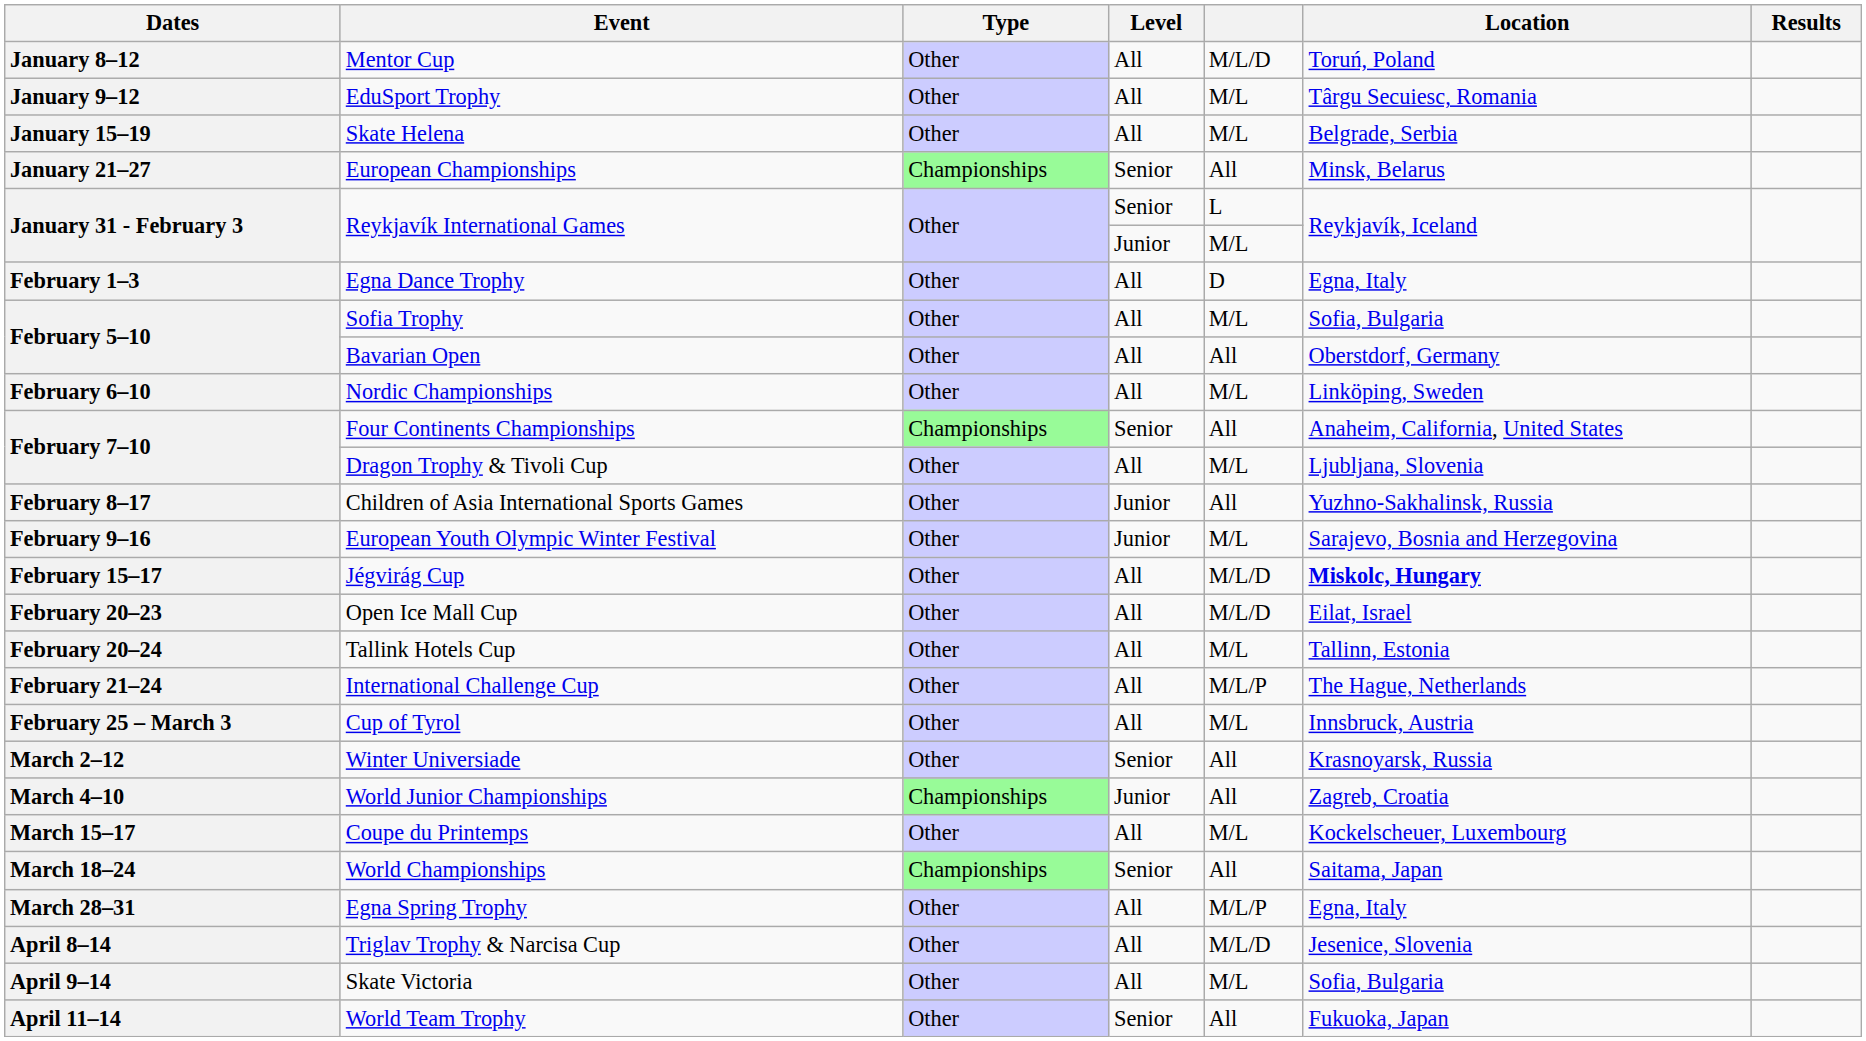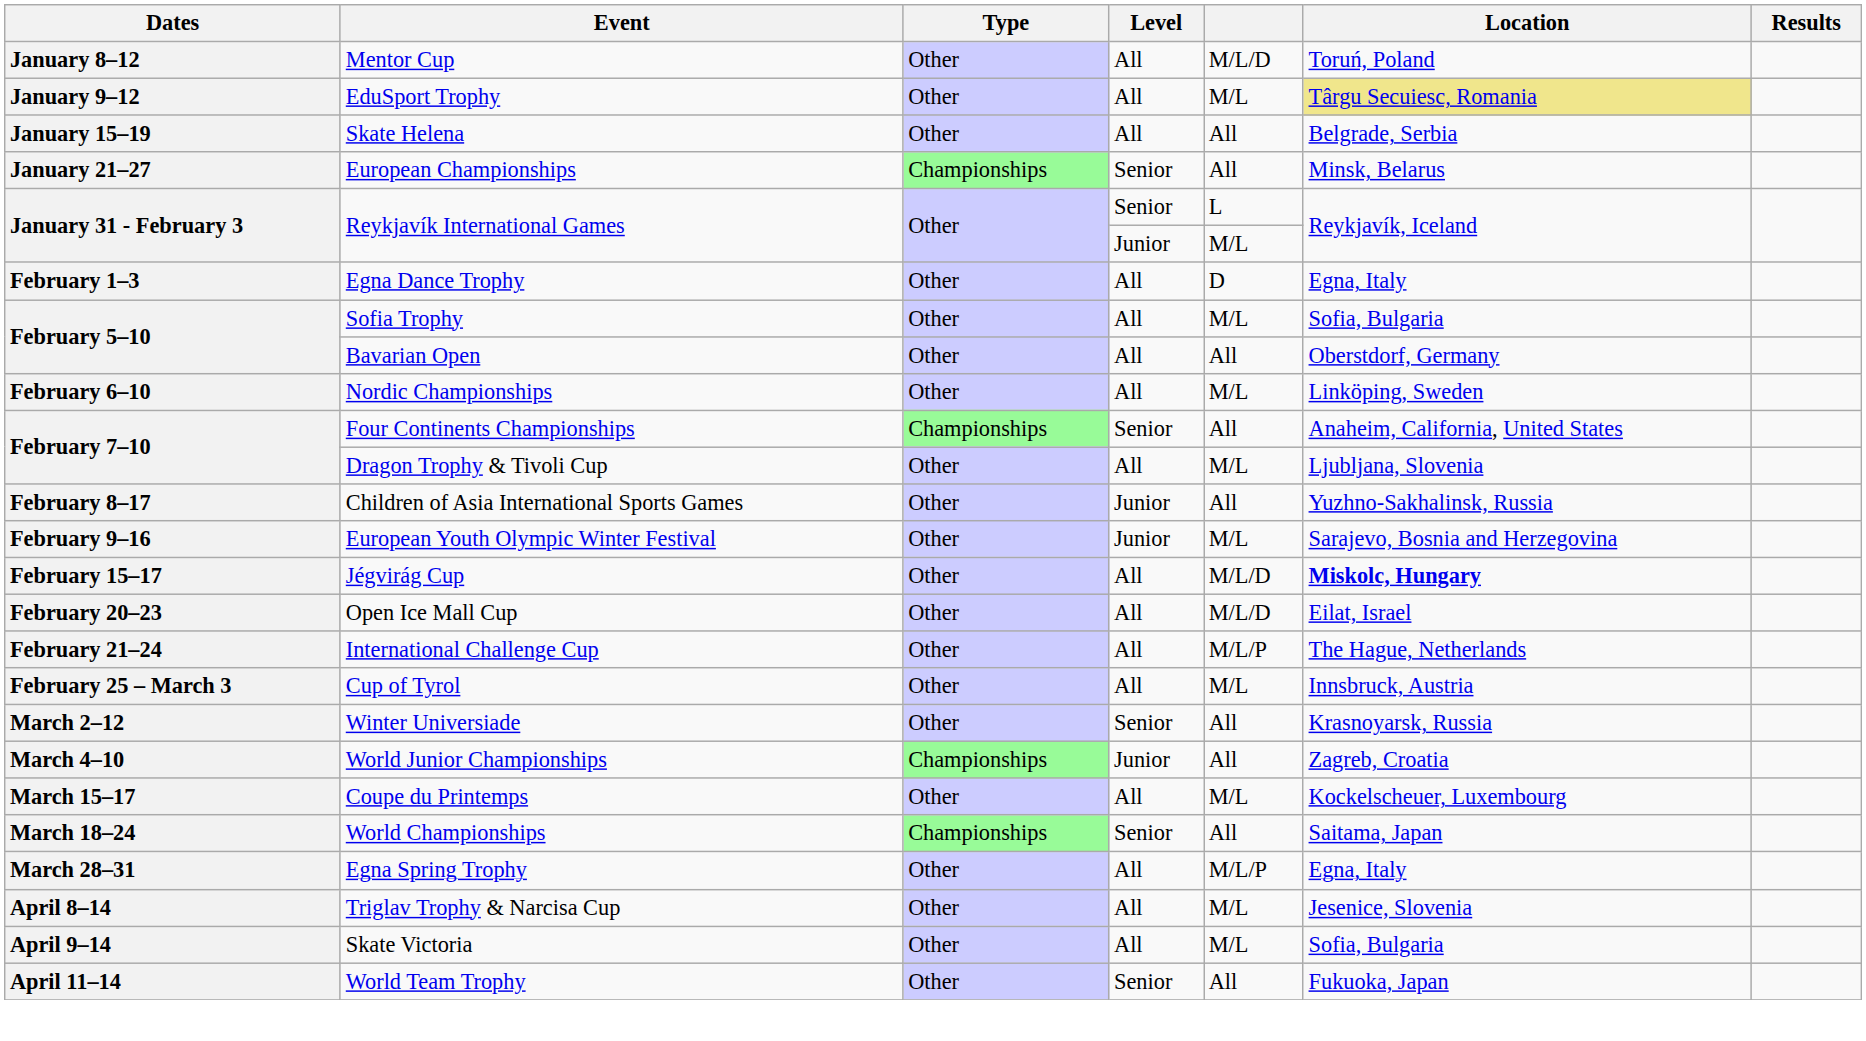(1423, 96) no background -> (1423, 96) khaki background
(1229, 133) M/L -> (1223, 133) All
- row: (431, 649)
(1240, 944) M/L/D -> (1229, 907) M/L
